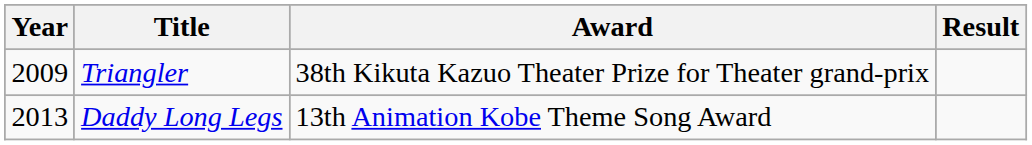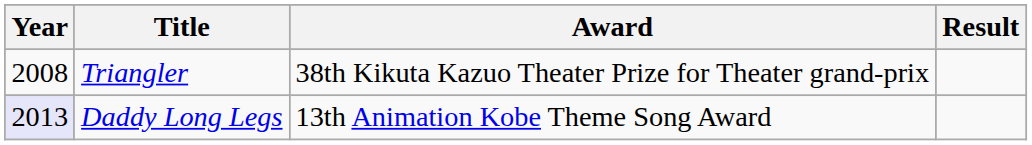(40, 71) 2009 -> (40, 71) 2008
(40, 116) no background -> (40, 116) lavender background
